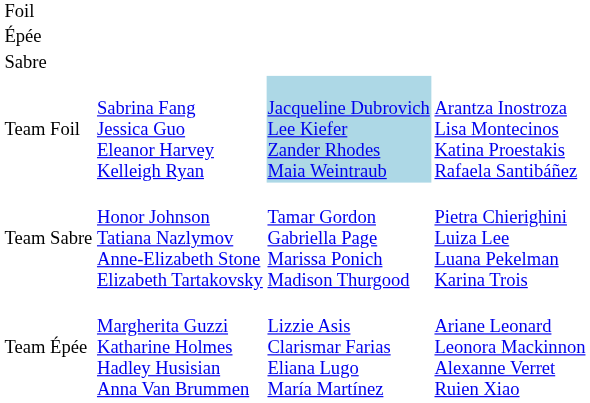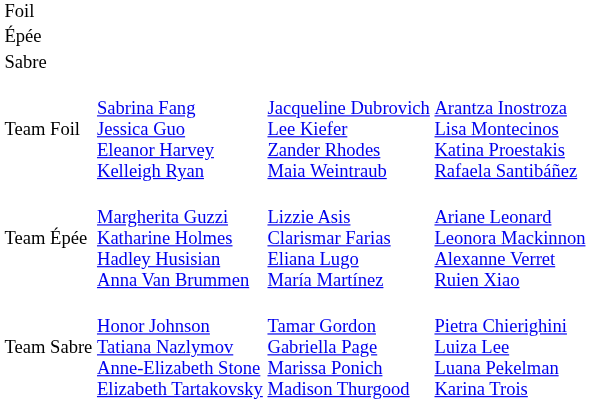(349, 139) lightblue background -> (349, 139) no background
rows swapped: (46, 347) <-> (48, 238)
